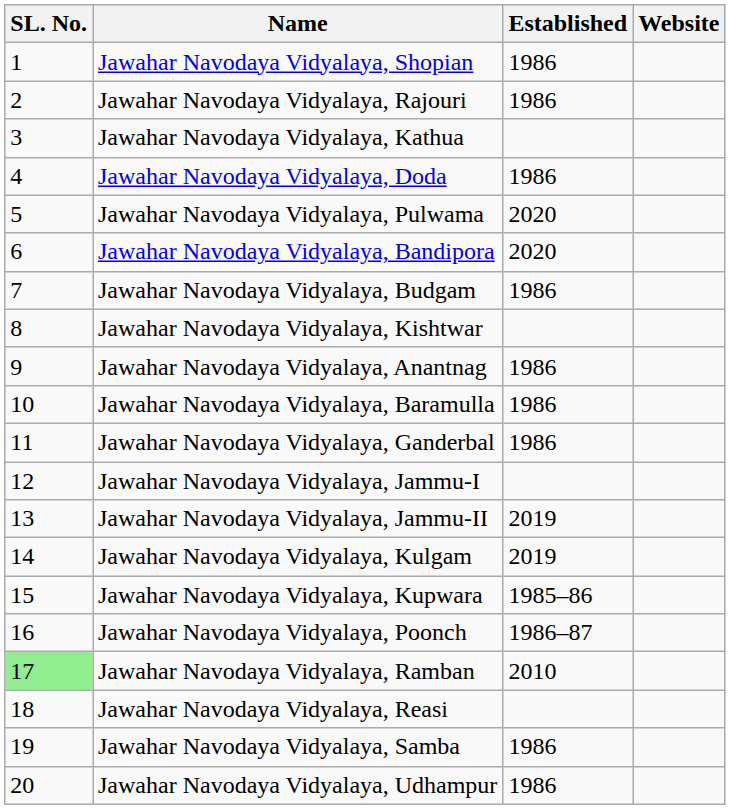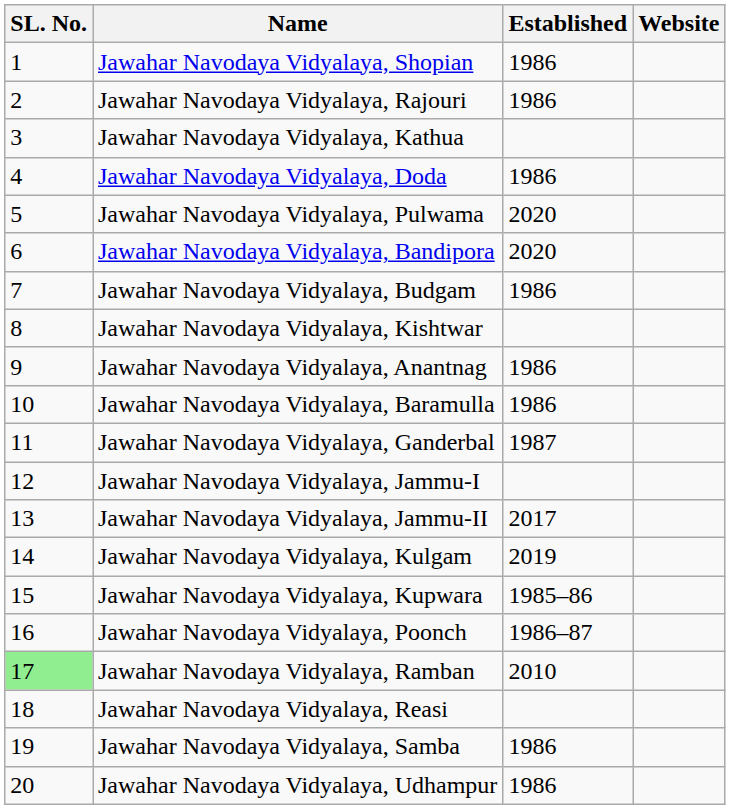(532, 442) 1986 -> (532, 442) 1987
(532, 518) 2019 -> (532, 518) 2017
